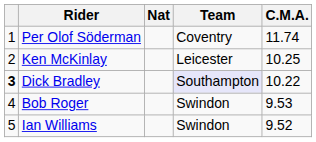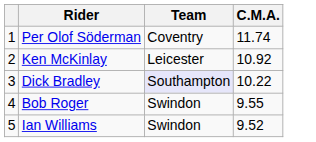- column: (159, 15)
(283, 59) 10.25 -> (254, 59) 10.92
(12, 81) bold -> (12, 81) normal
(279, 103) 9.53 -> (250, 103) 9.55
